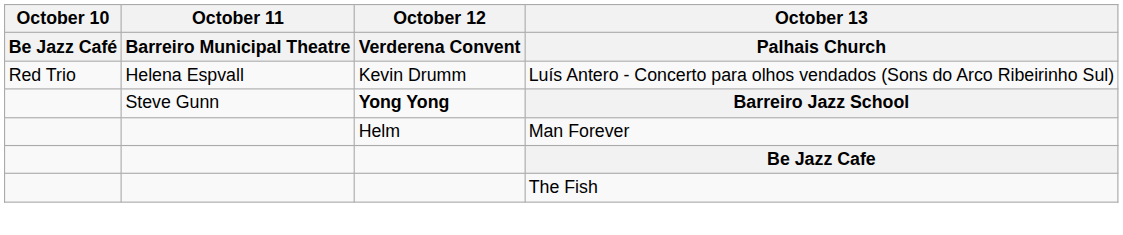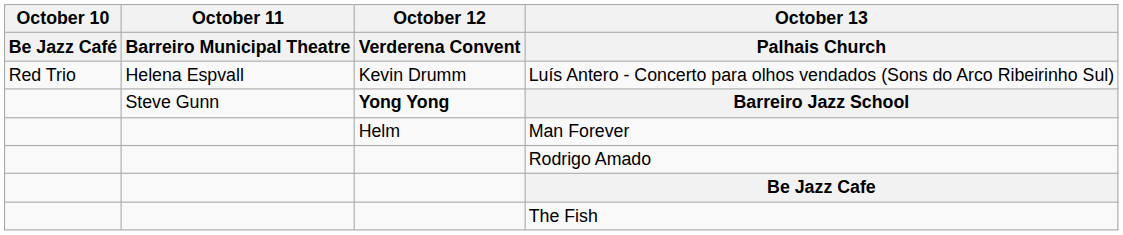+ row: (590, 159)
